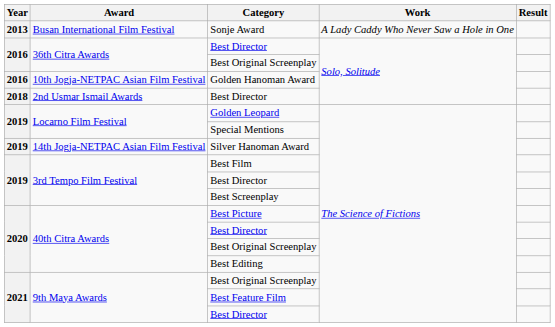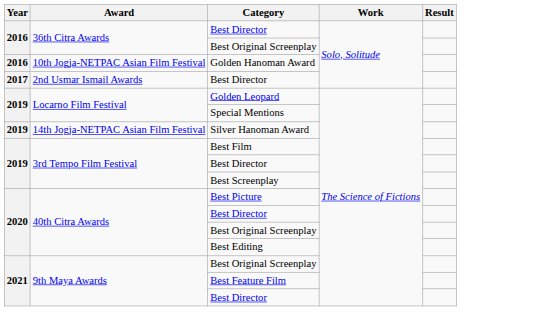- row: (104, 29)
(17, 96) 2018 -> (17, 79) 2017
